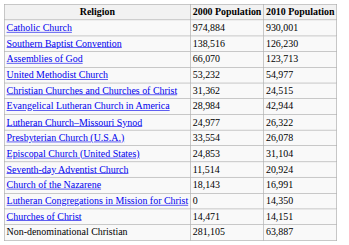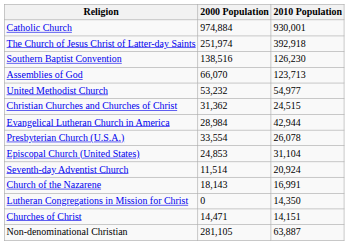+ row: (101, 43)
- row: (74, 122)
